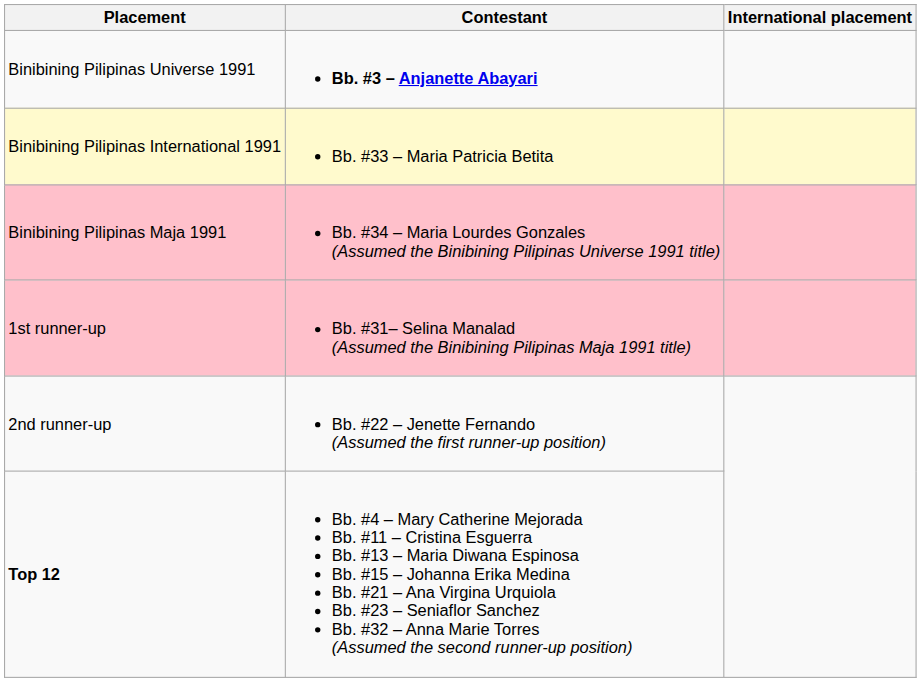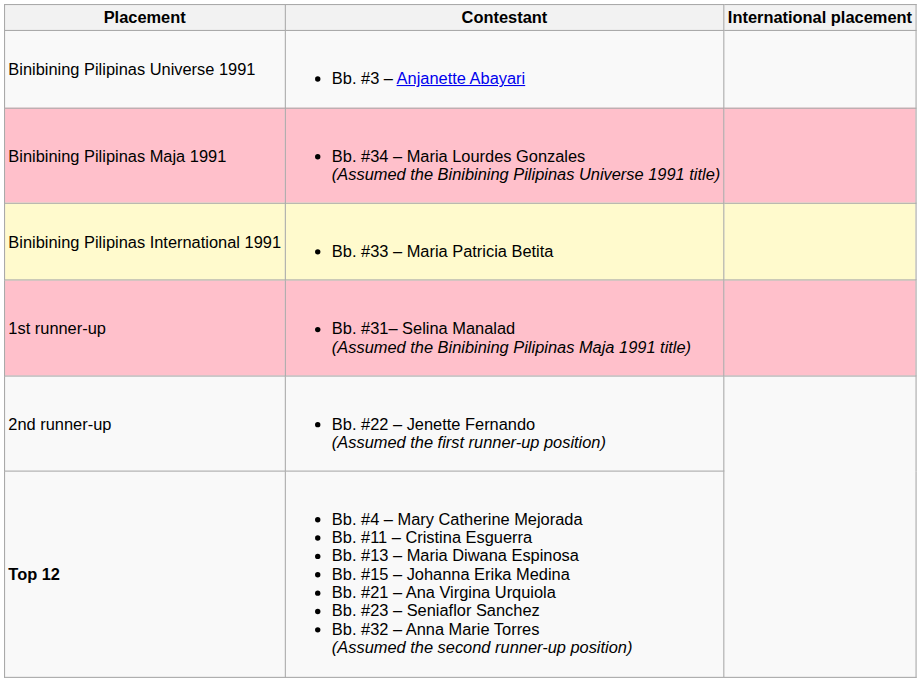(504, 78) bold -> (504, 78) normal
rows swapped: (145, 146) <-> (117, 233)
